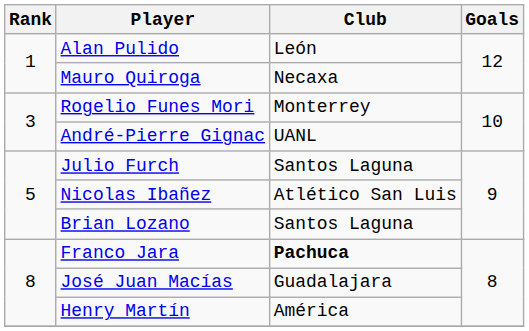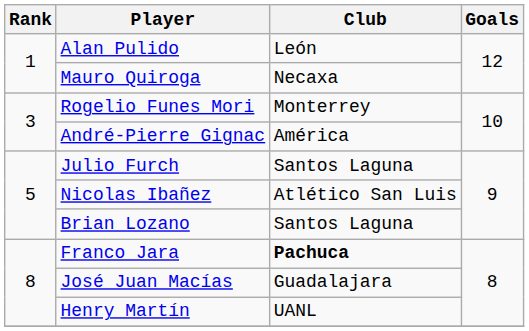(295, 136) UANL -> (311, 136) América
(311, 312) América -> (295, 312) UANL
